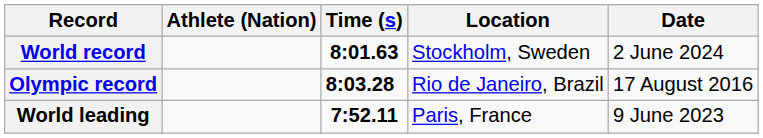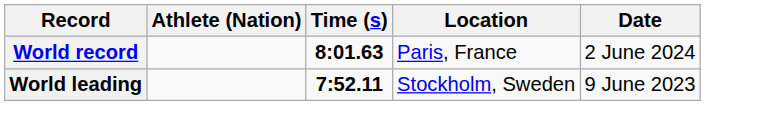(501, 52) Stockholm, Sweden -> (457, 52) Paris, France
- row: (83, 84)
(472, 116) Paris, France -> (486, 84) Stockholm, Sweden
